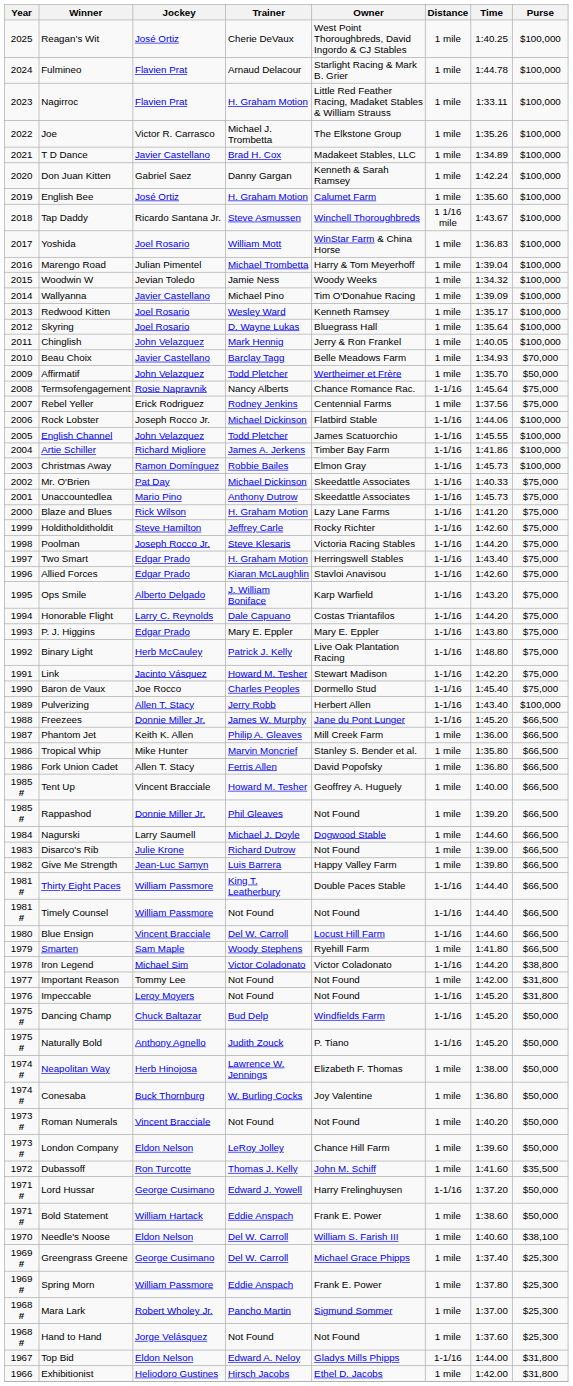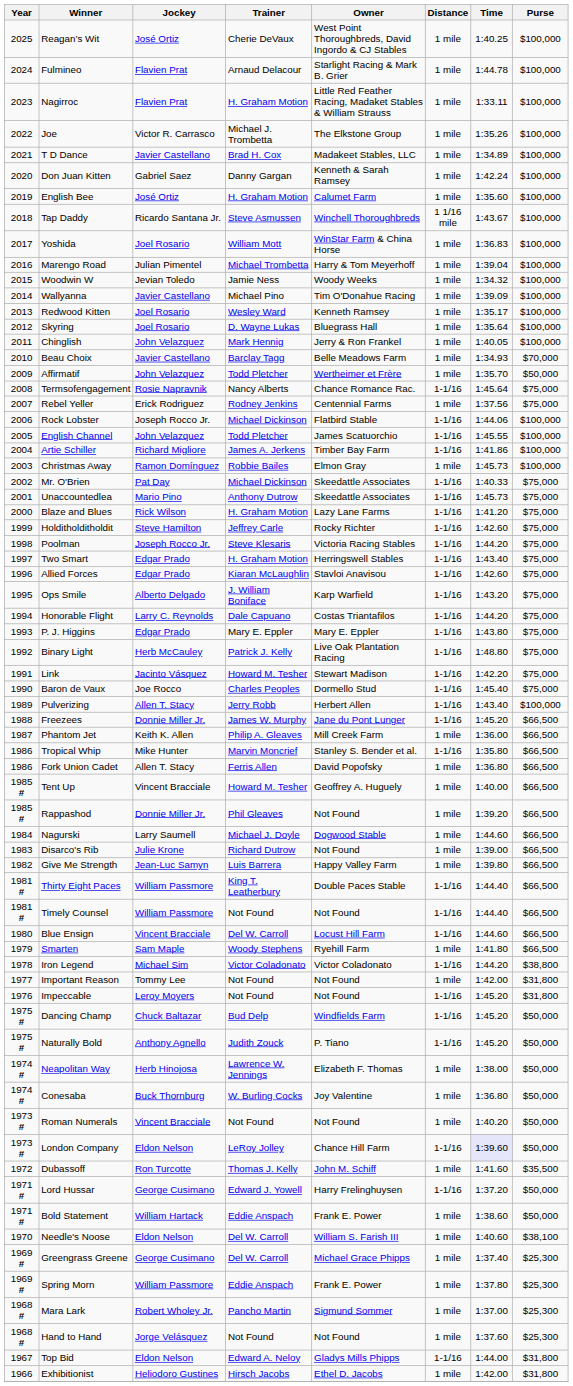(448, 466) 1-1/16 -> (448, 466) 1 mile
(448, 751) 1 mile -> (448, 751) 1-1/16
(448, 1148) 1 mile -> (448, 1148) 1-1/16
(492, 1148) no background -> (492, 1148) lavender background
